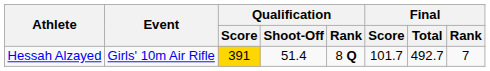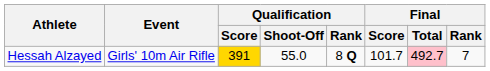(294, 57) 51.4 -> (294, 57) 55.0
(427, 57) no background -> (427, 57) pink background
